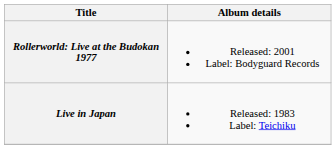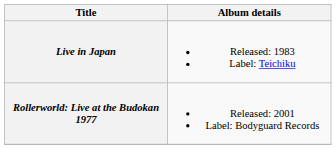rows swapped: (86, 113) <-> (86, 52)
